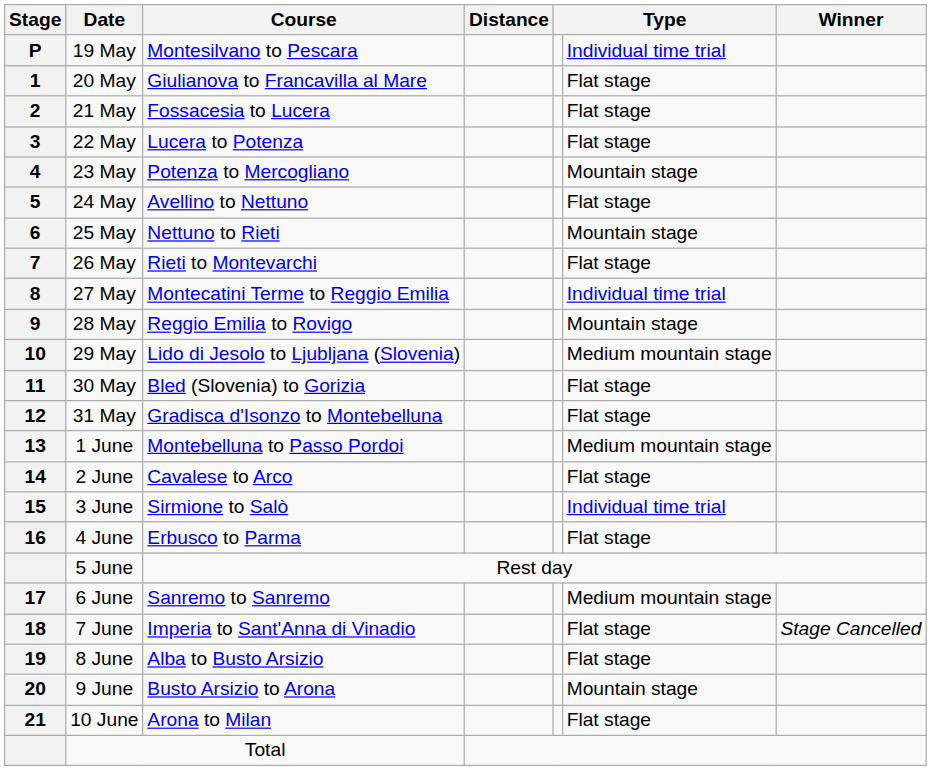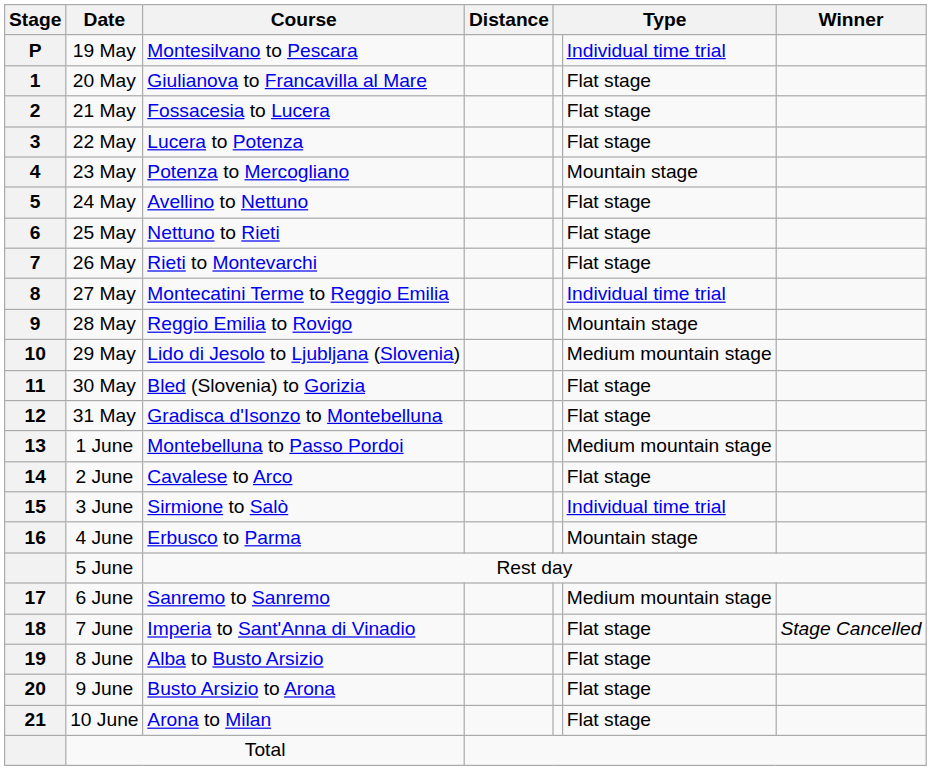(632, 232) Mountain stage -> (609, 232) Flat stage
(609, 537) Flat stage -> (632, 537) Mountain stage
(632, 689) Mountain stage -> (609, 689) Flat stage
